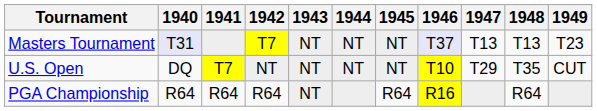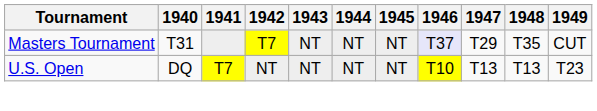(180, 43) lavender background -> (180, 43) no background
(483, 43) T13 -> (483, 43) T29
(527, 43) T13 -> (527, 43) T35
(570, 43) T23 -> (570, 43) CUT
(483, 68) T29 -> (483, 68) T13
(527, 68) T35 -> (527, 68) T13
(570, 68) CUT -> (570, 68) T23
- row: (79, 94)
